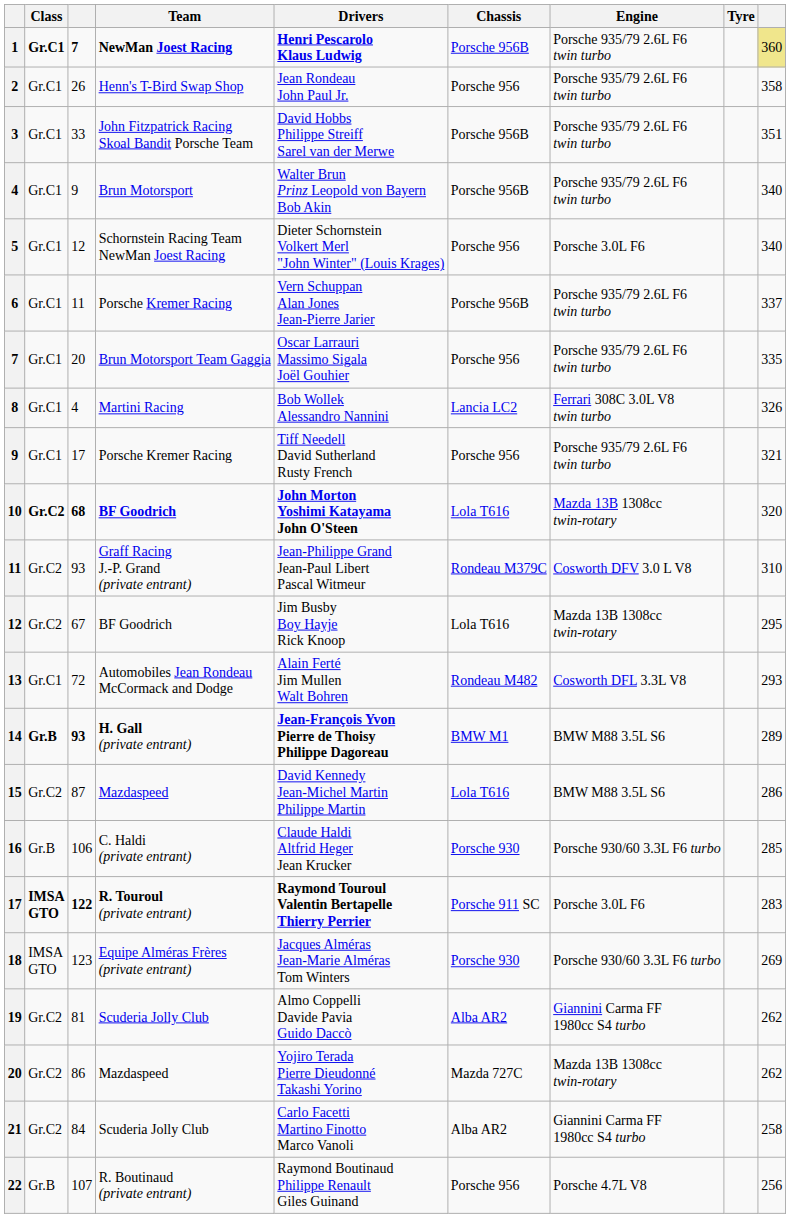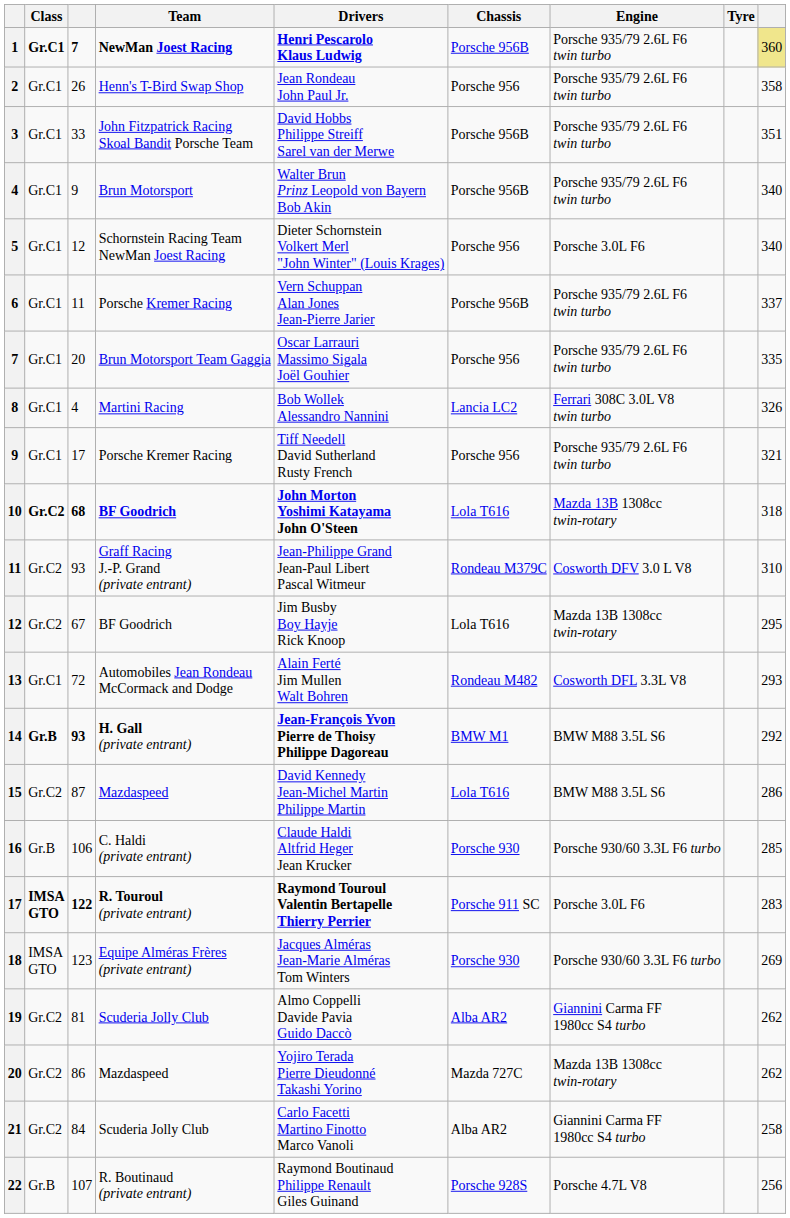(772, 511) 320 -> (772, 511) 318
(772, 736) 289 -> (772, 736) 292
(485, 1185) Porsche 956 -> (489, 1185) Porsche 928S
